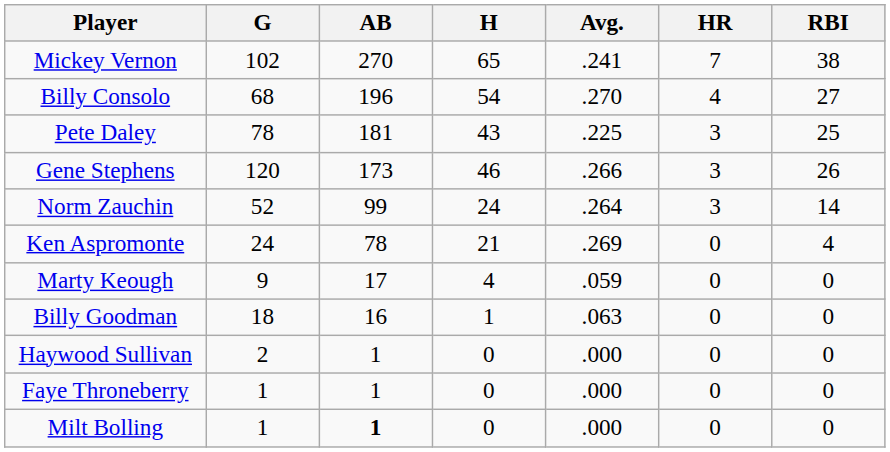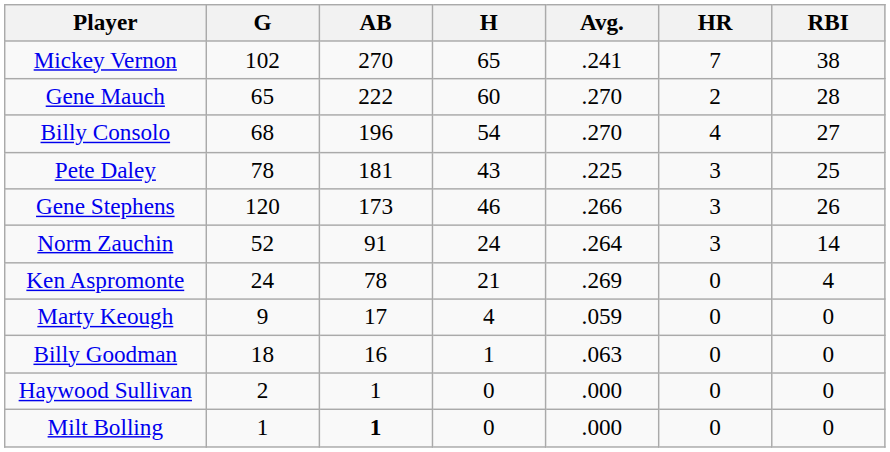+ row: (105, 96)
(376, 206) 99 -> (376, 243) 91
- row: (105, 390)
